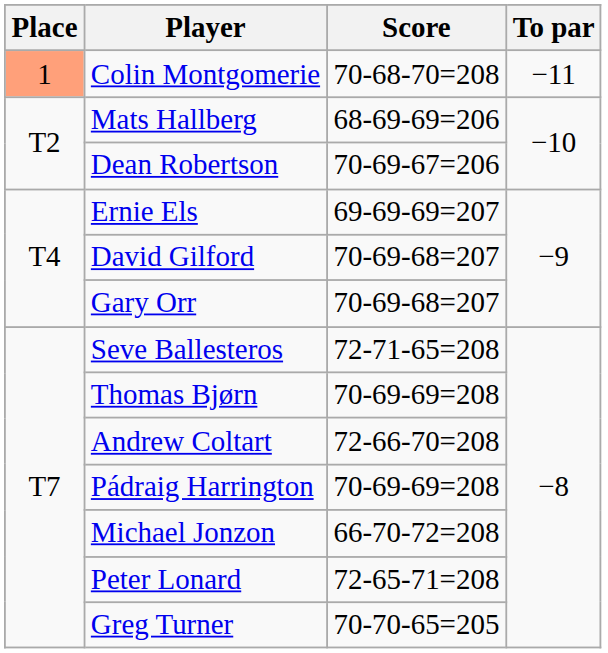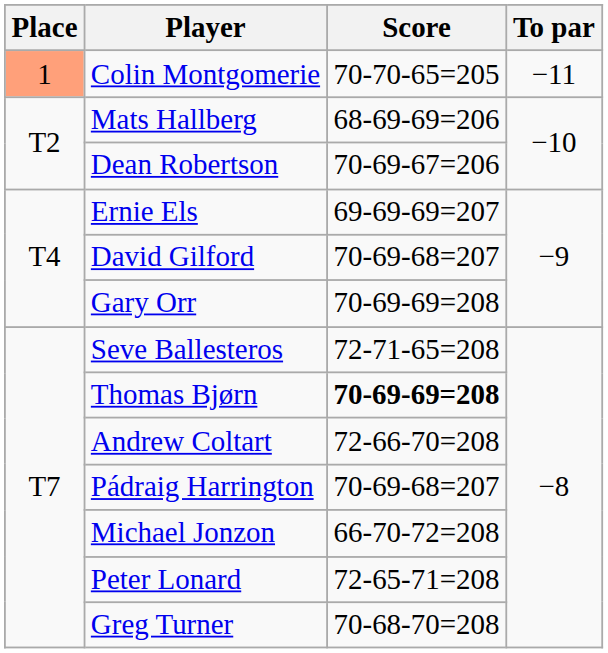(416, 73) 70-68-70=208 -> (417, 73) 70-70-65=205
(416, 303) 70-69-68=207 -> (417, 303) 70-69-69=208
(416, 394) normal -> (417, 394) bold
(416, 486) 70-69-69=208 -> (417, 486) 70-69-68=207
(416, 624) 70-70-65=205 -> (417, 624) 70-68-70=208
